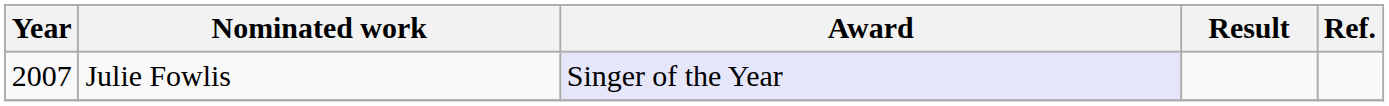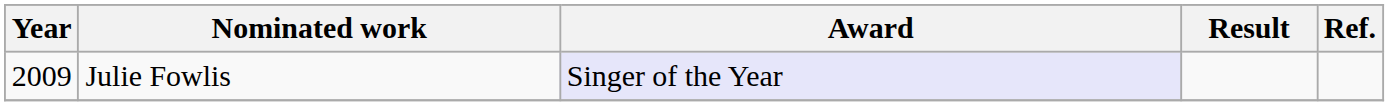(42, 75) 2007 -> (42, 75) 2009
